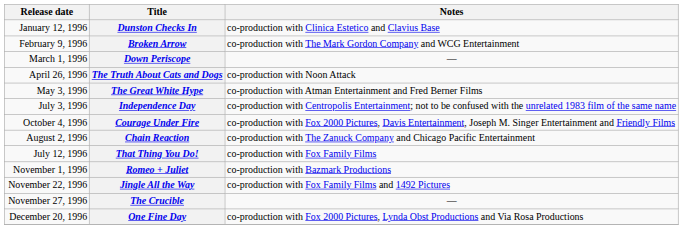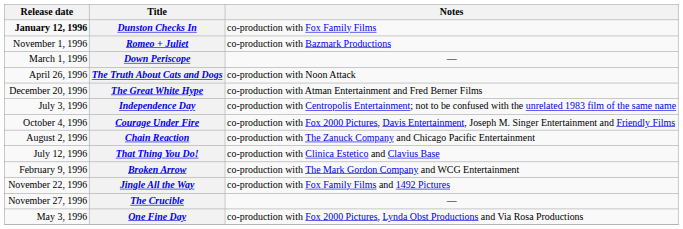(53, 28) normal -> (51, 28) bold
(333, 28) co-production with Clinica Estetico and Clavius Base -> (302, 28) co-production with Fox Family Films
rows swapped: (157, 43) <-> (157, 169)
(62, 91) May 3, 1996 -> (48, 91) December 20, 1996
(302, 153) co-production with Fox Family Films -> (333, 153) co-production with Clinica Estetico and Clavius Base
(48, 216) December 20, 1996 -> (62, 216) May 3, 1996
